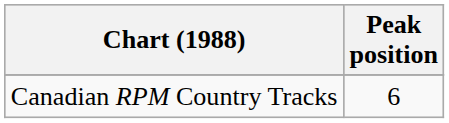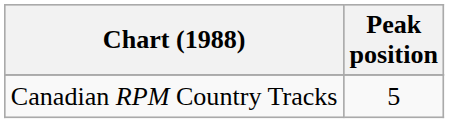(394, 95) 6 -> (394, 95) 5
